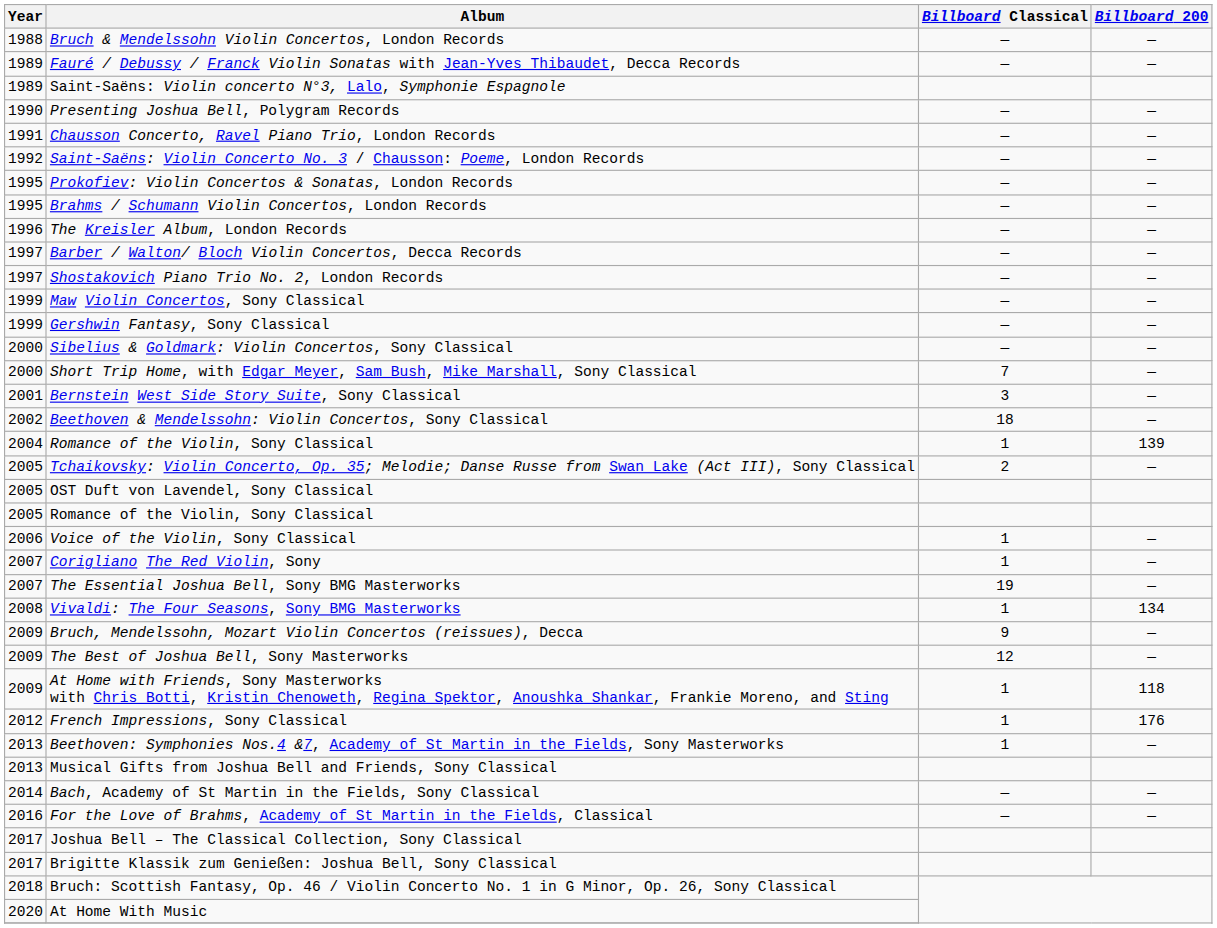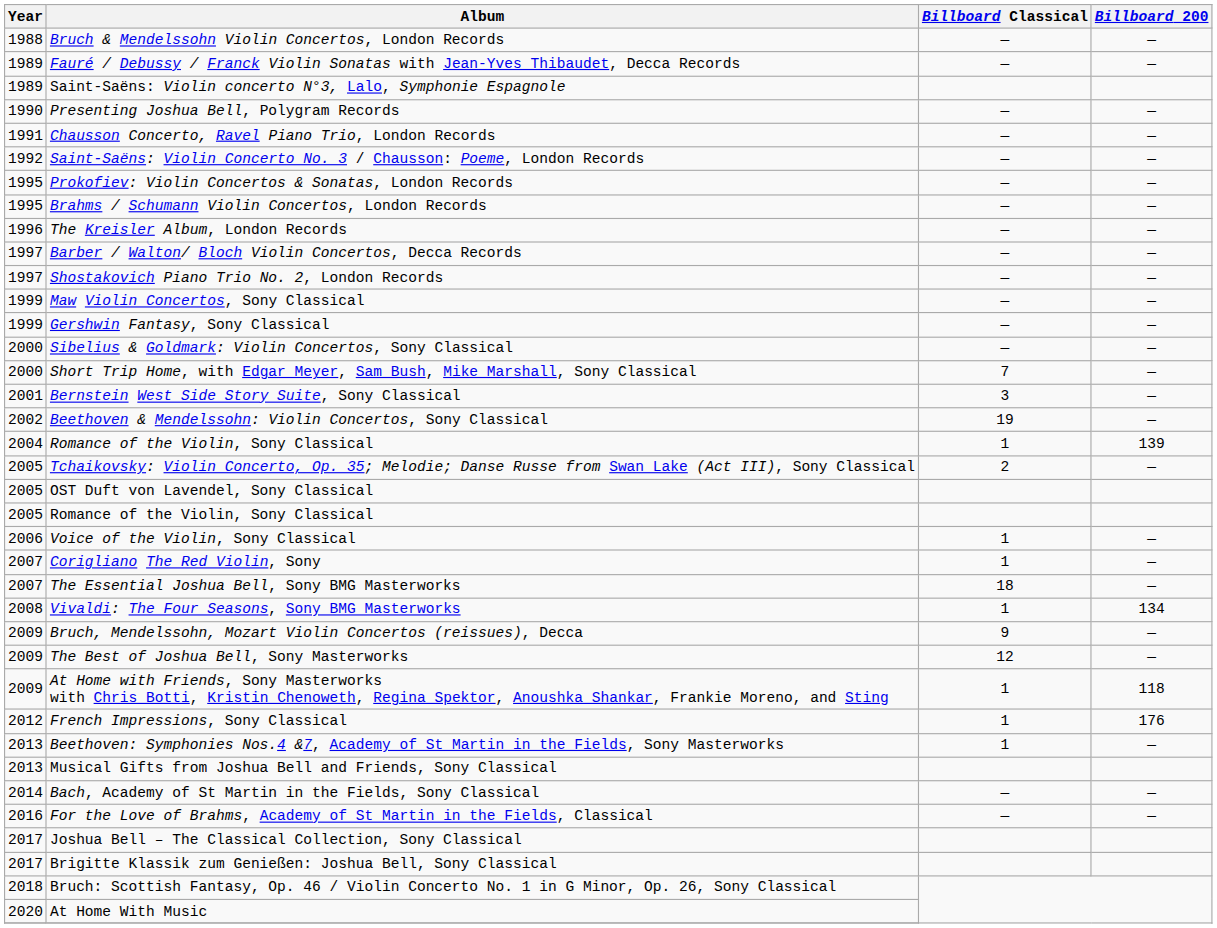(1005, 420) 18 -> (1005, 420) 19
(1005, 586) 19 -> (1005, 586) 18
